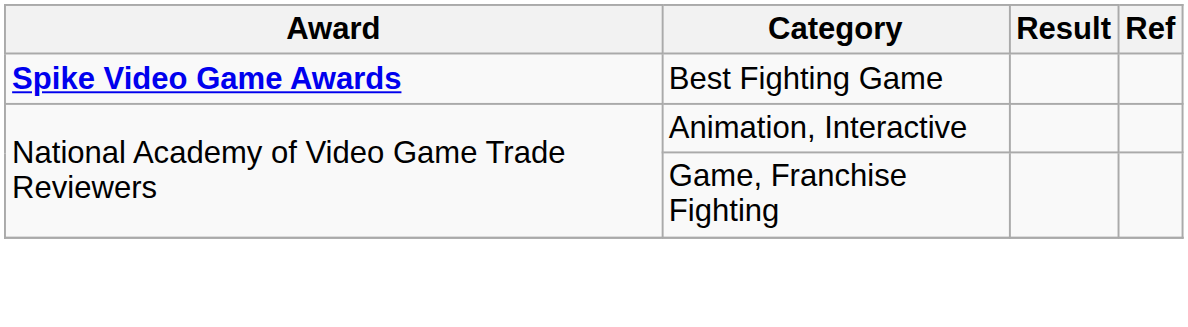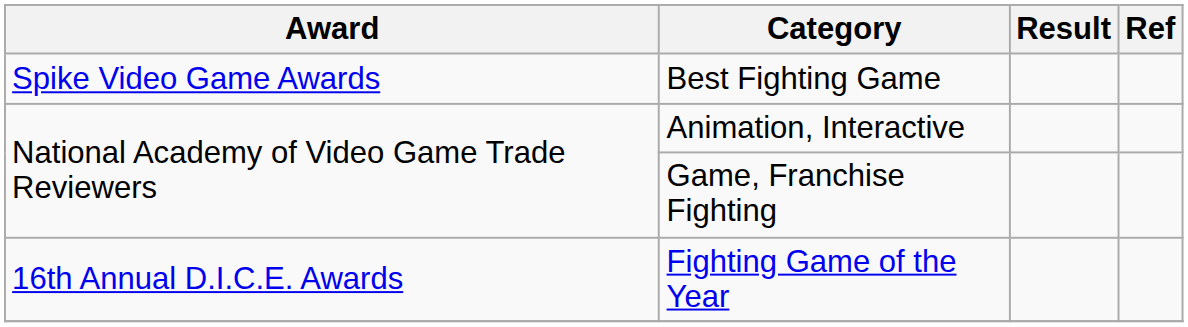(207, 78) bold -> (196, 78) normal
+ row: (812, 278)
